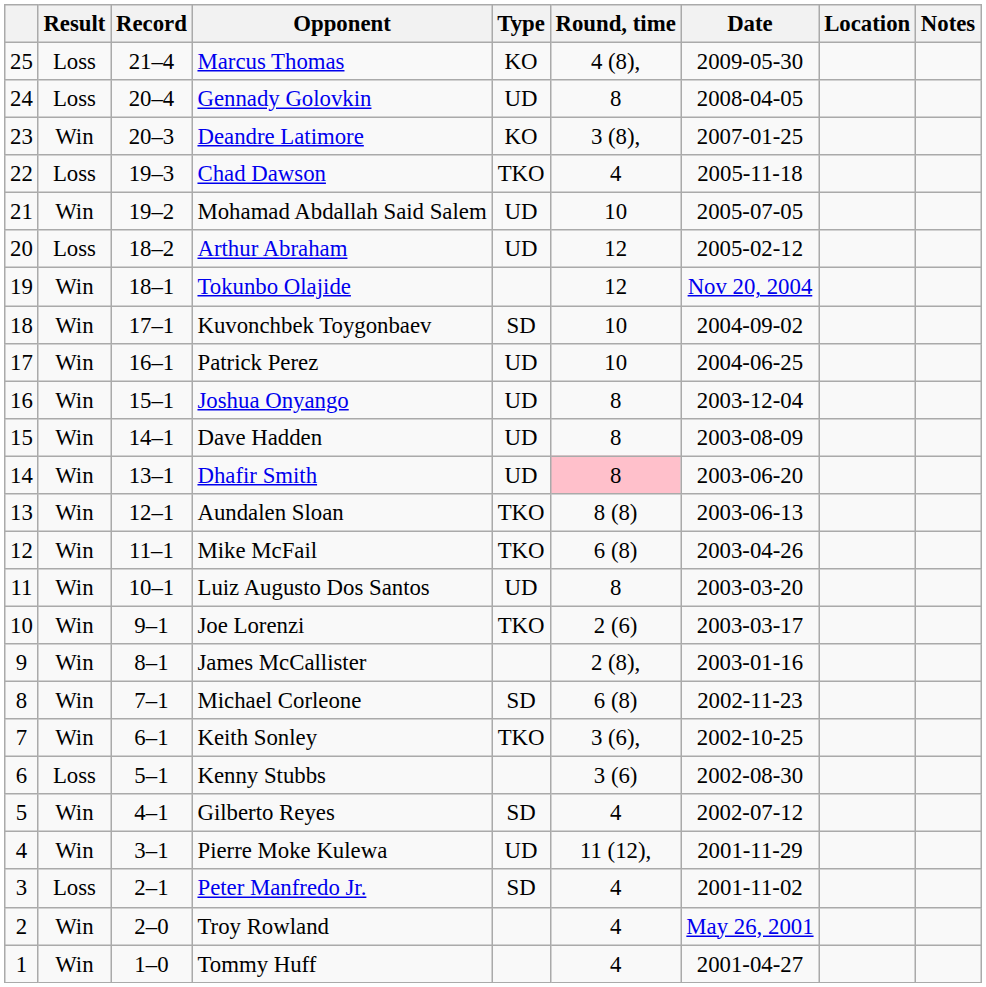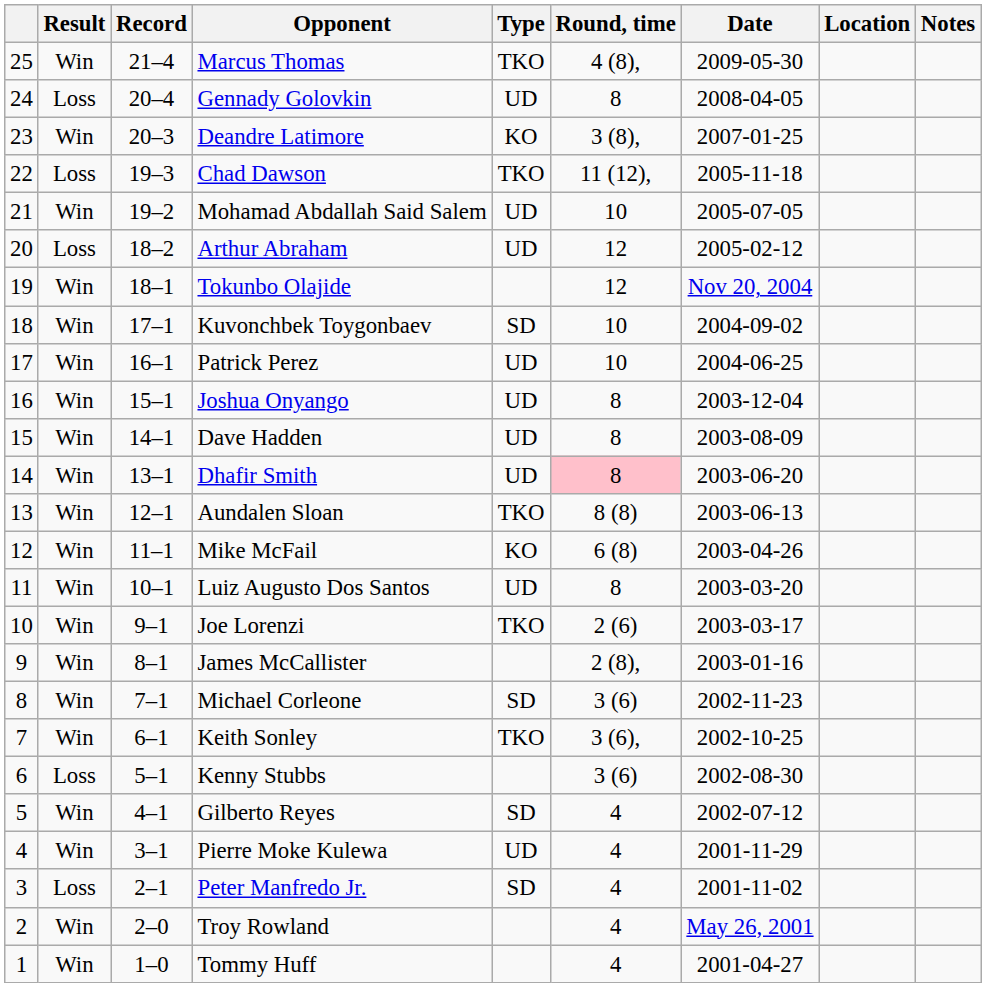(74, 61) Loss -> (74, 61) Win
(521, 61) KO -> (521, 61) TKO
(616, 173) 4 -> (616, 173) 11 (12),
(521, 549) TKO -> (521, 549) KO
(616, 700) 6 (8) -> (616, 700) 3 (6)
(616, 850) 11 (12), -> (616, 850) 4
